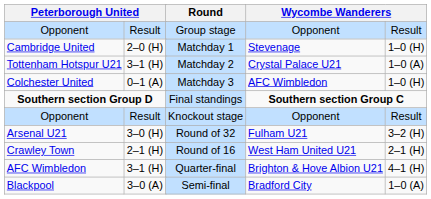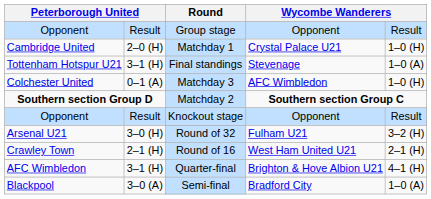(274, 47) Stevenage -> (295, 47) Crystal Palace U21
(206, 64) Matchday 2 -> (206, 64) Final standings
(295, 64) Crystal Palace U21 -> (274, 64) Stevenage
(206, 99) Final standings -> (206, 99) Matchday 2
